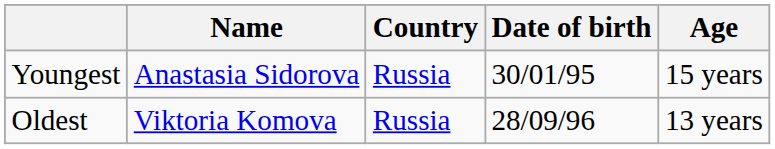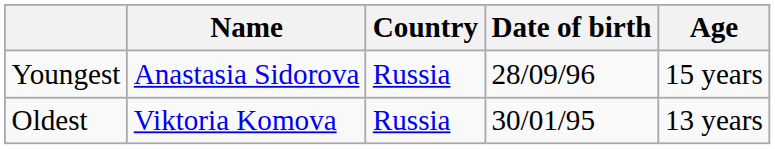(543, 73) 30/01/95 -> (543, 73) 28/09/96
(543, 119) 28/09/96 -> (543, 119) 30/01/95
